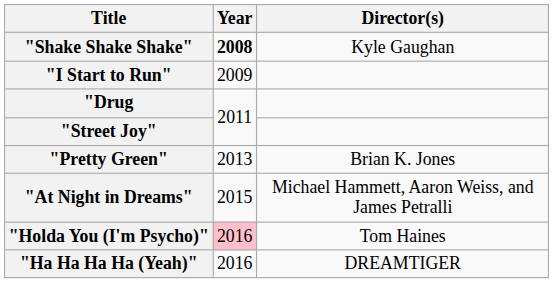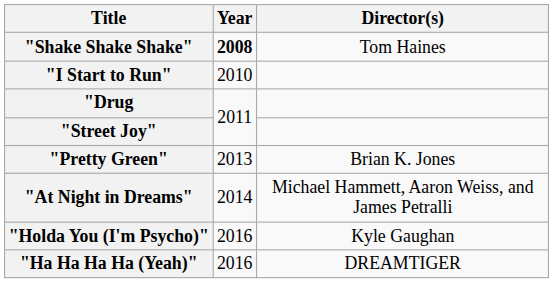(403, 46) Kyle Gaughan -> (403, 46) Tom Haines
(235, 74) 2009 -> (235, 74) 2010
(235, 197) 2015 -> (235, 197) 2014
(235, 235) pink background -> (235, 235) no background
(403, 235) Tom Haines -> (403, 235) Kyle Gaughan
